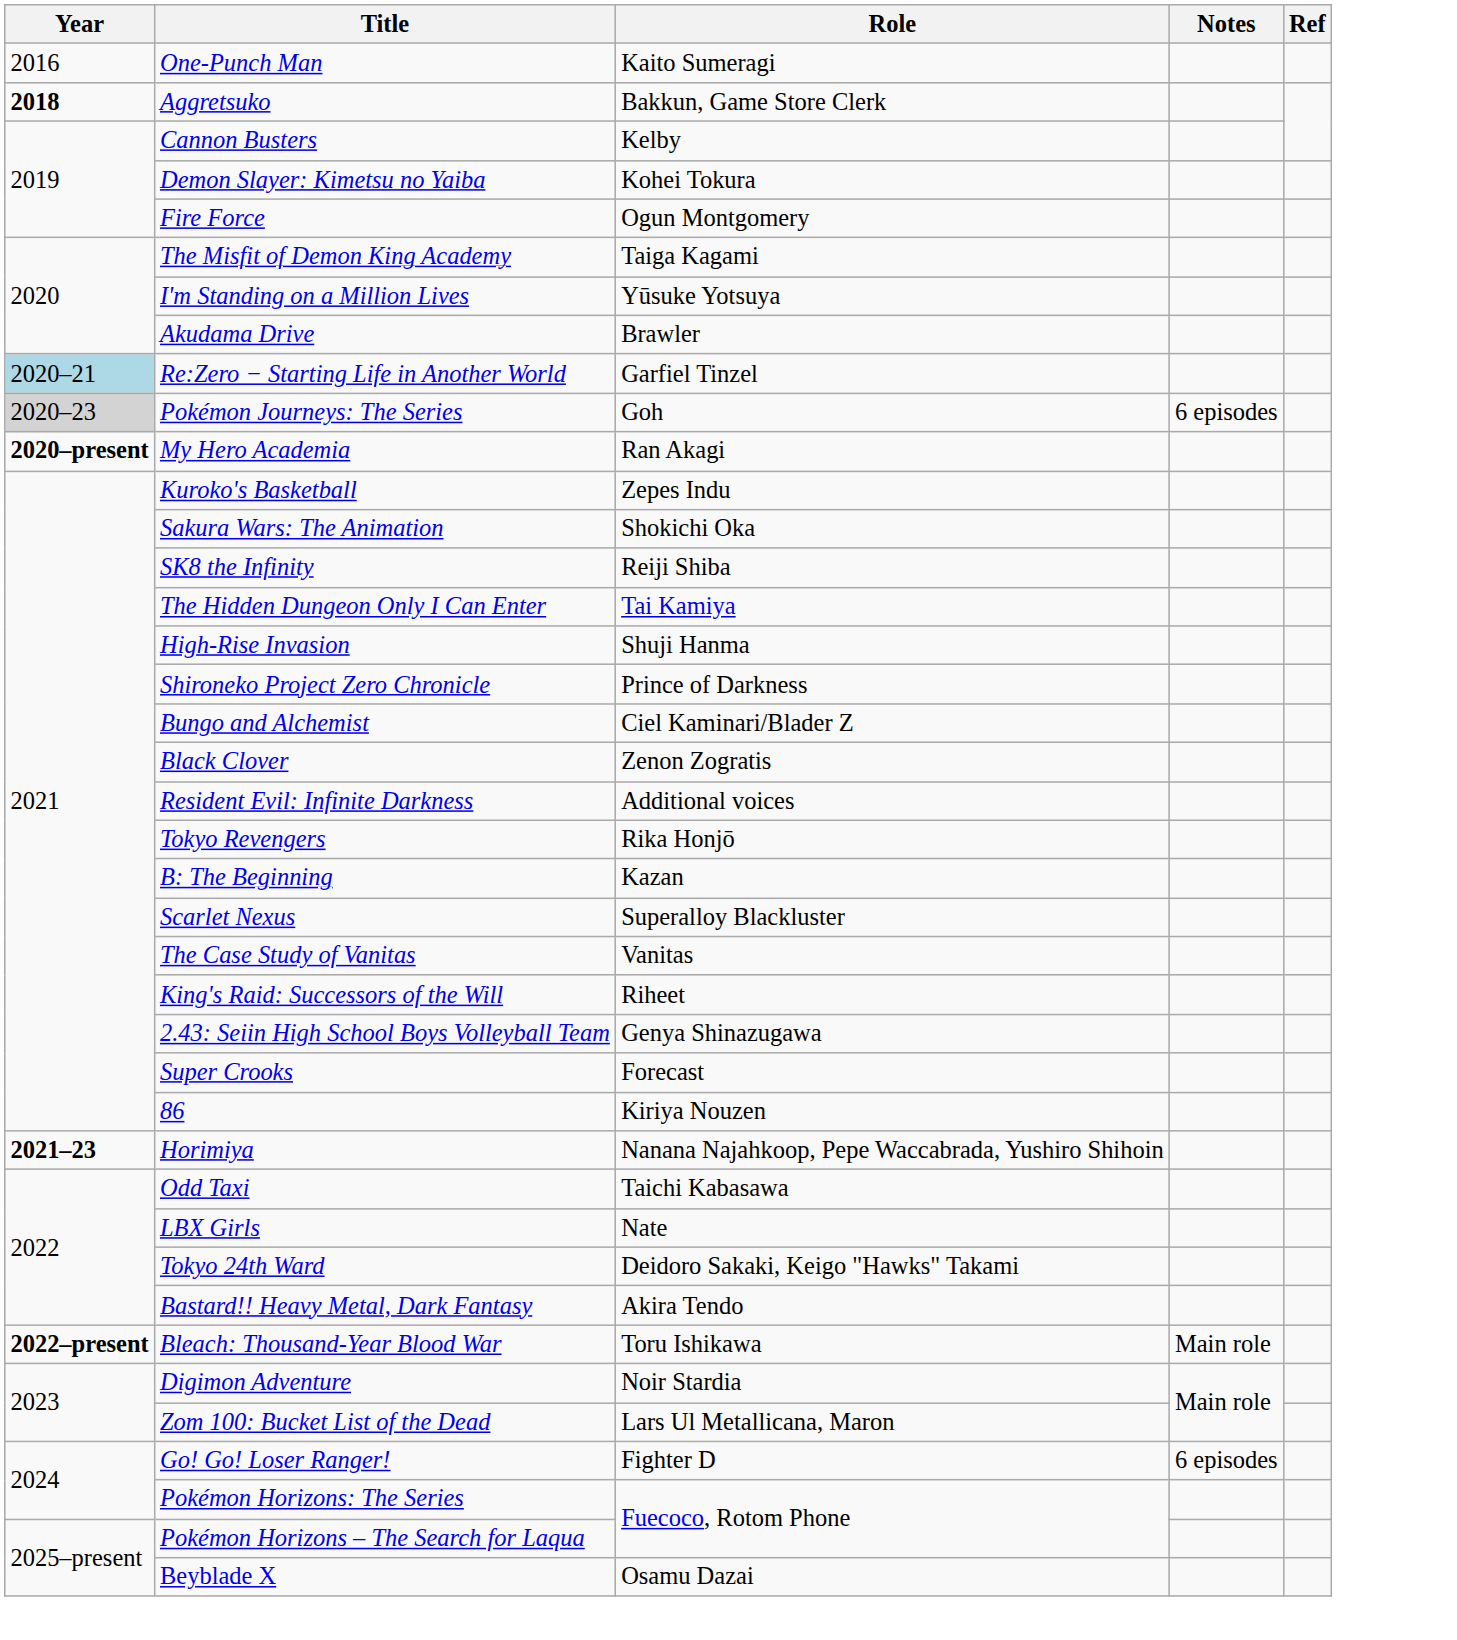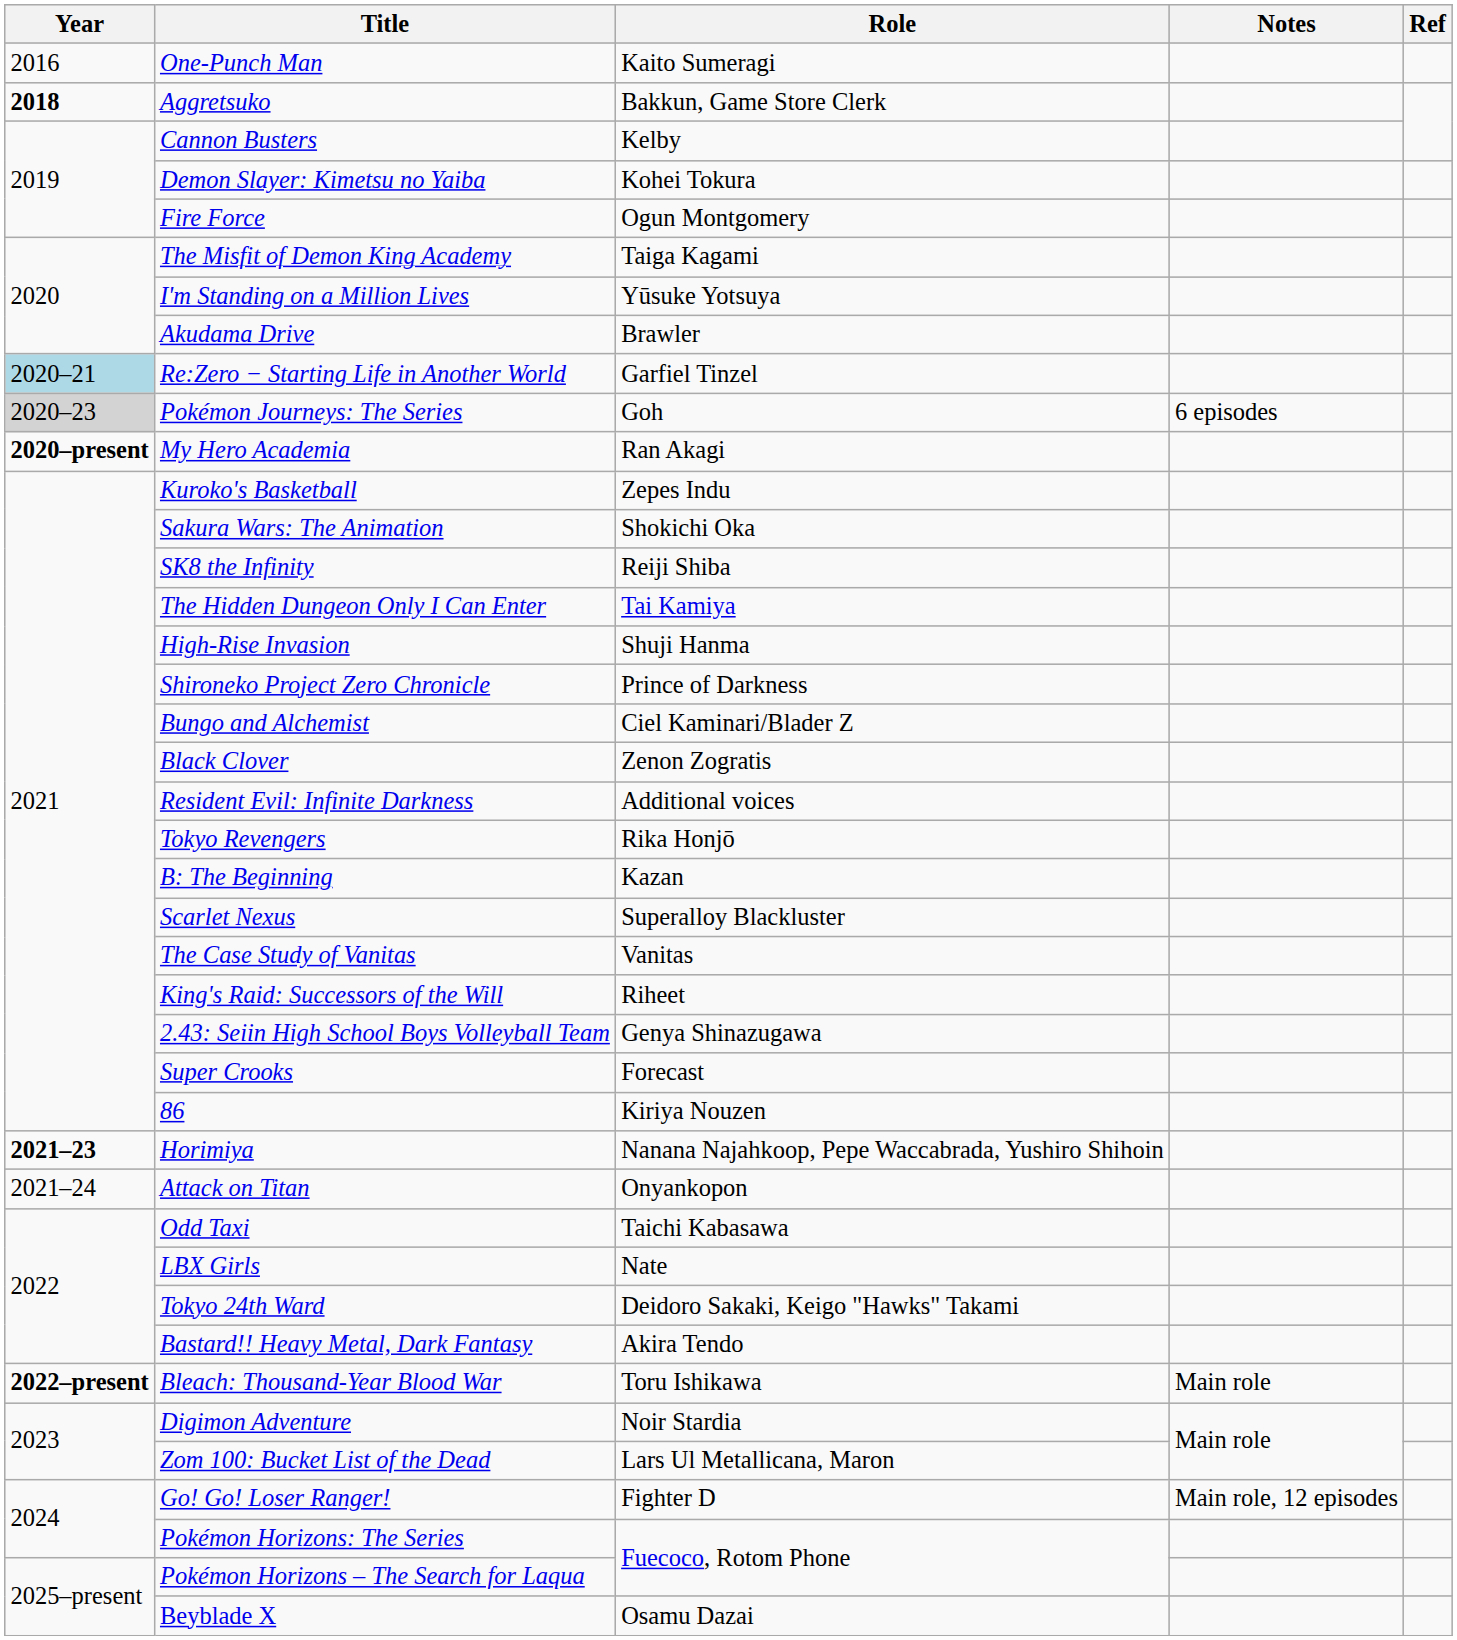+ row: (235, 1188)
(1226, 1460) 6 episodes -> (1286, 1499) Main role, 12 episodes
